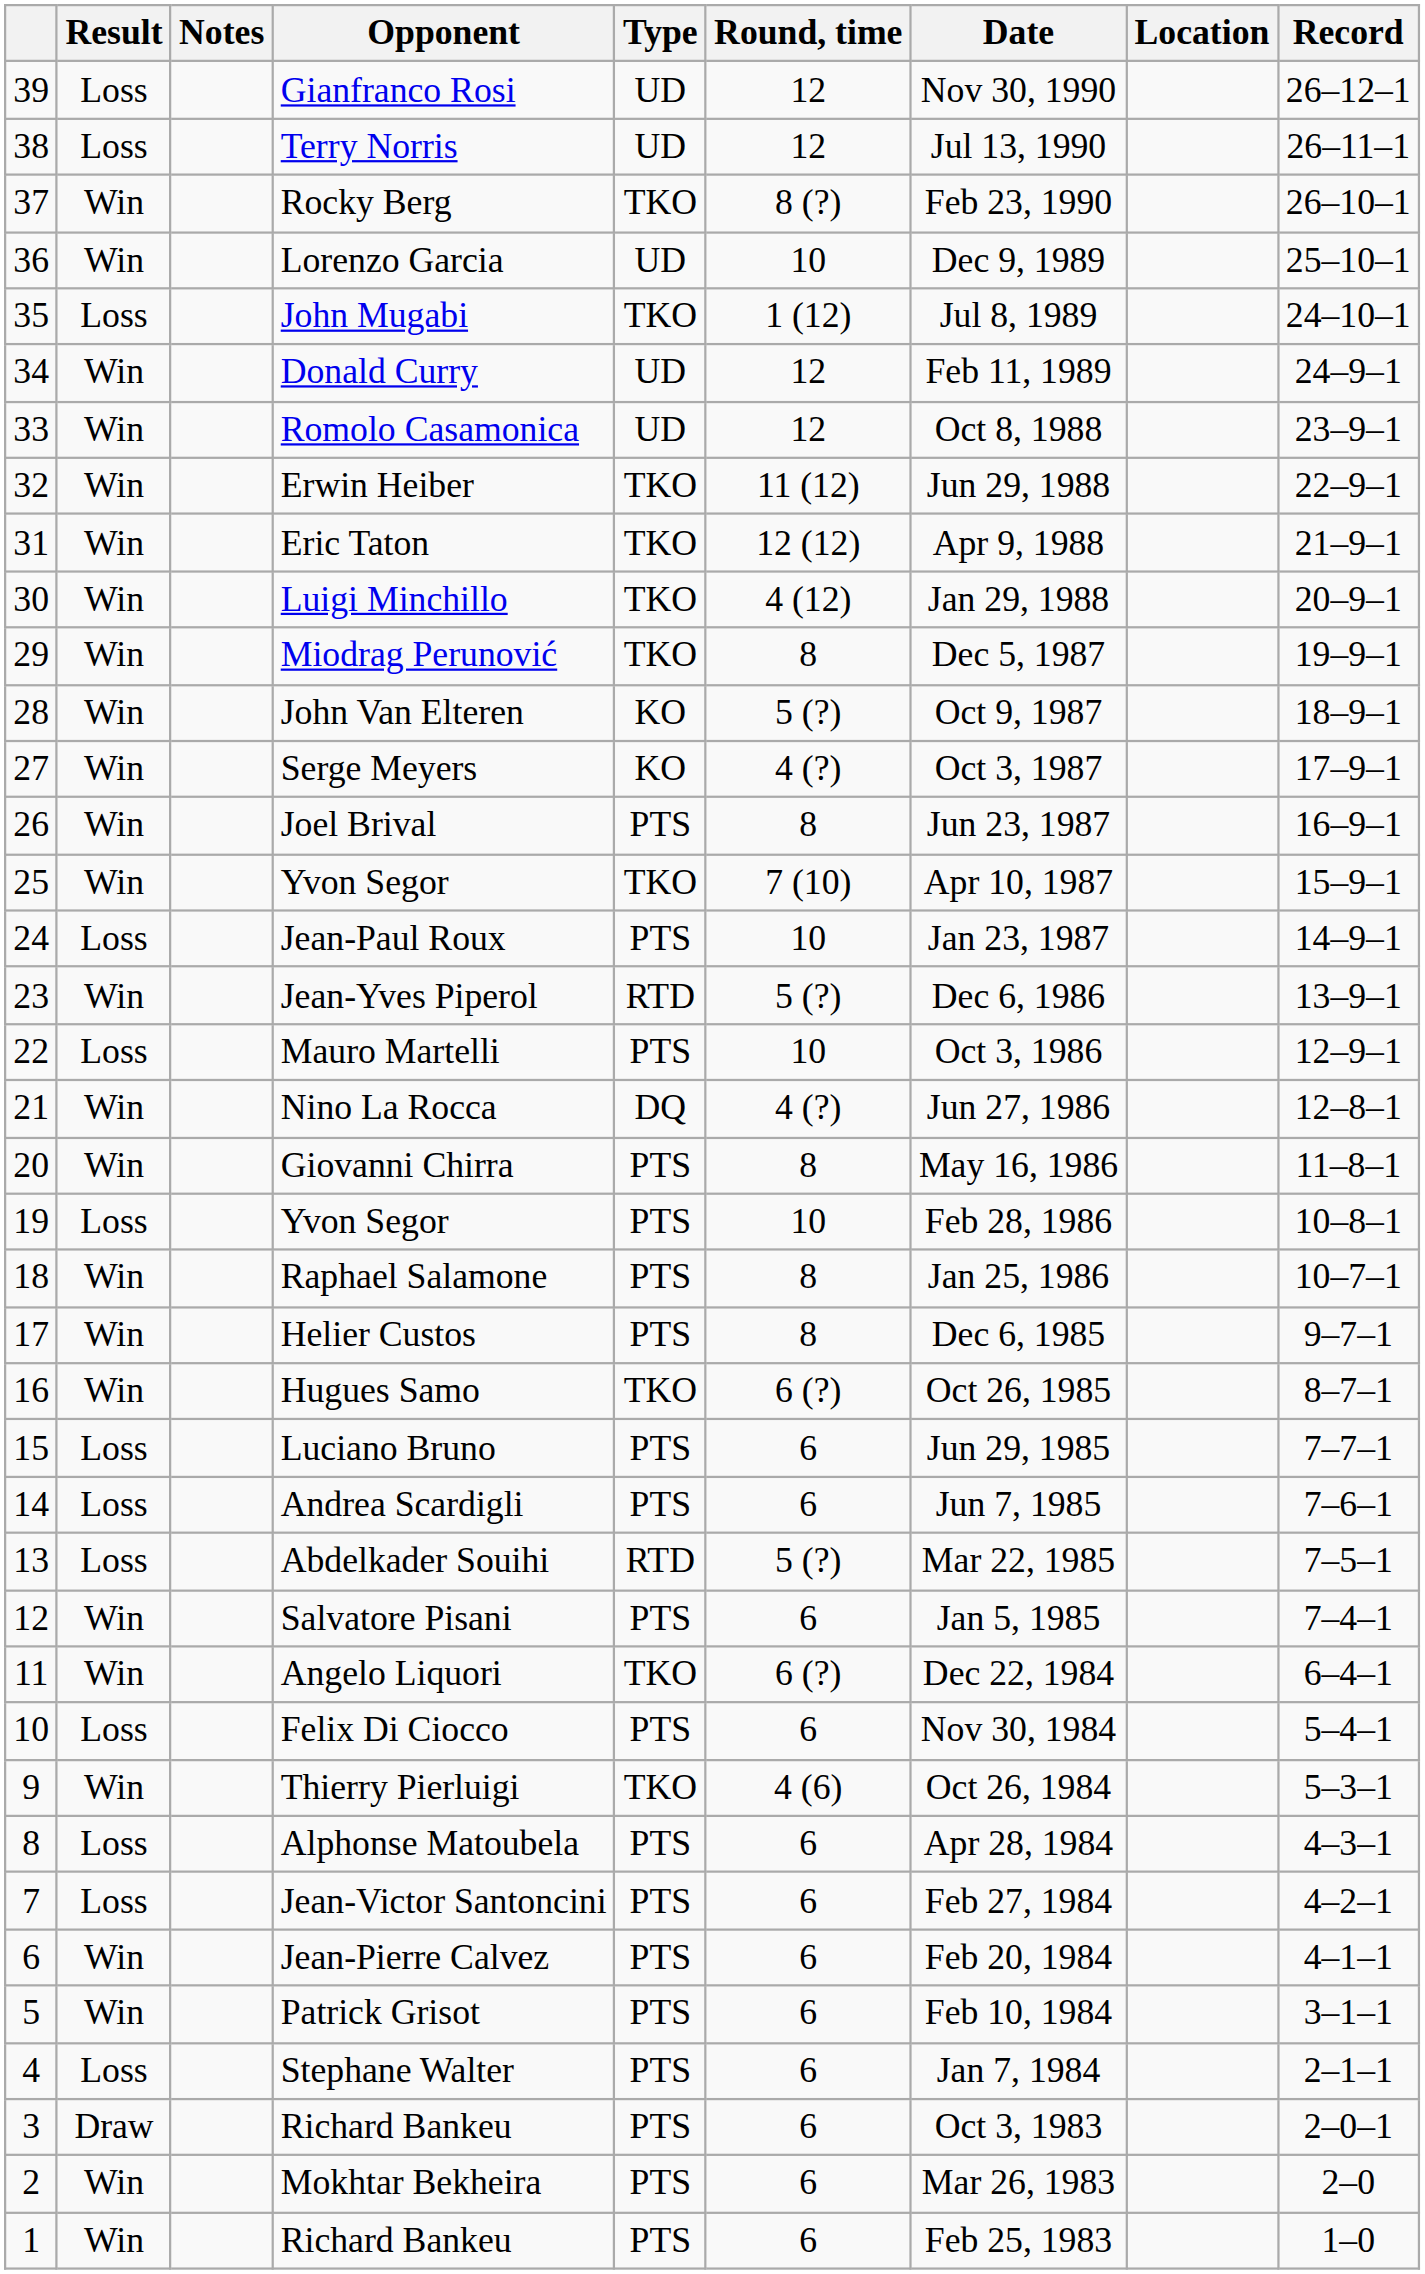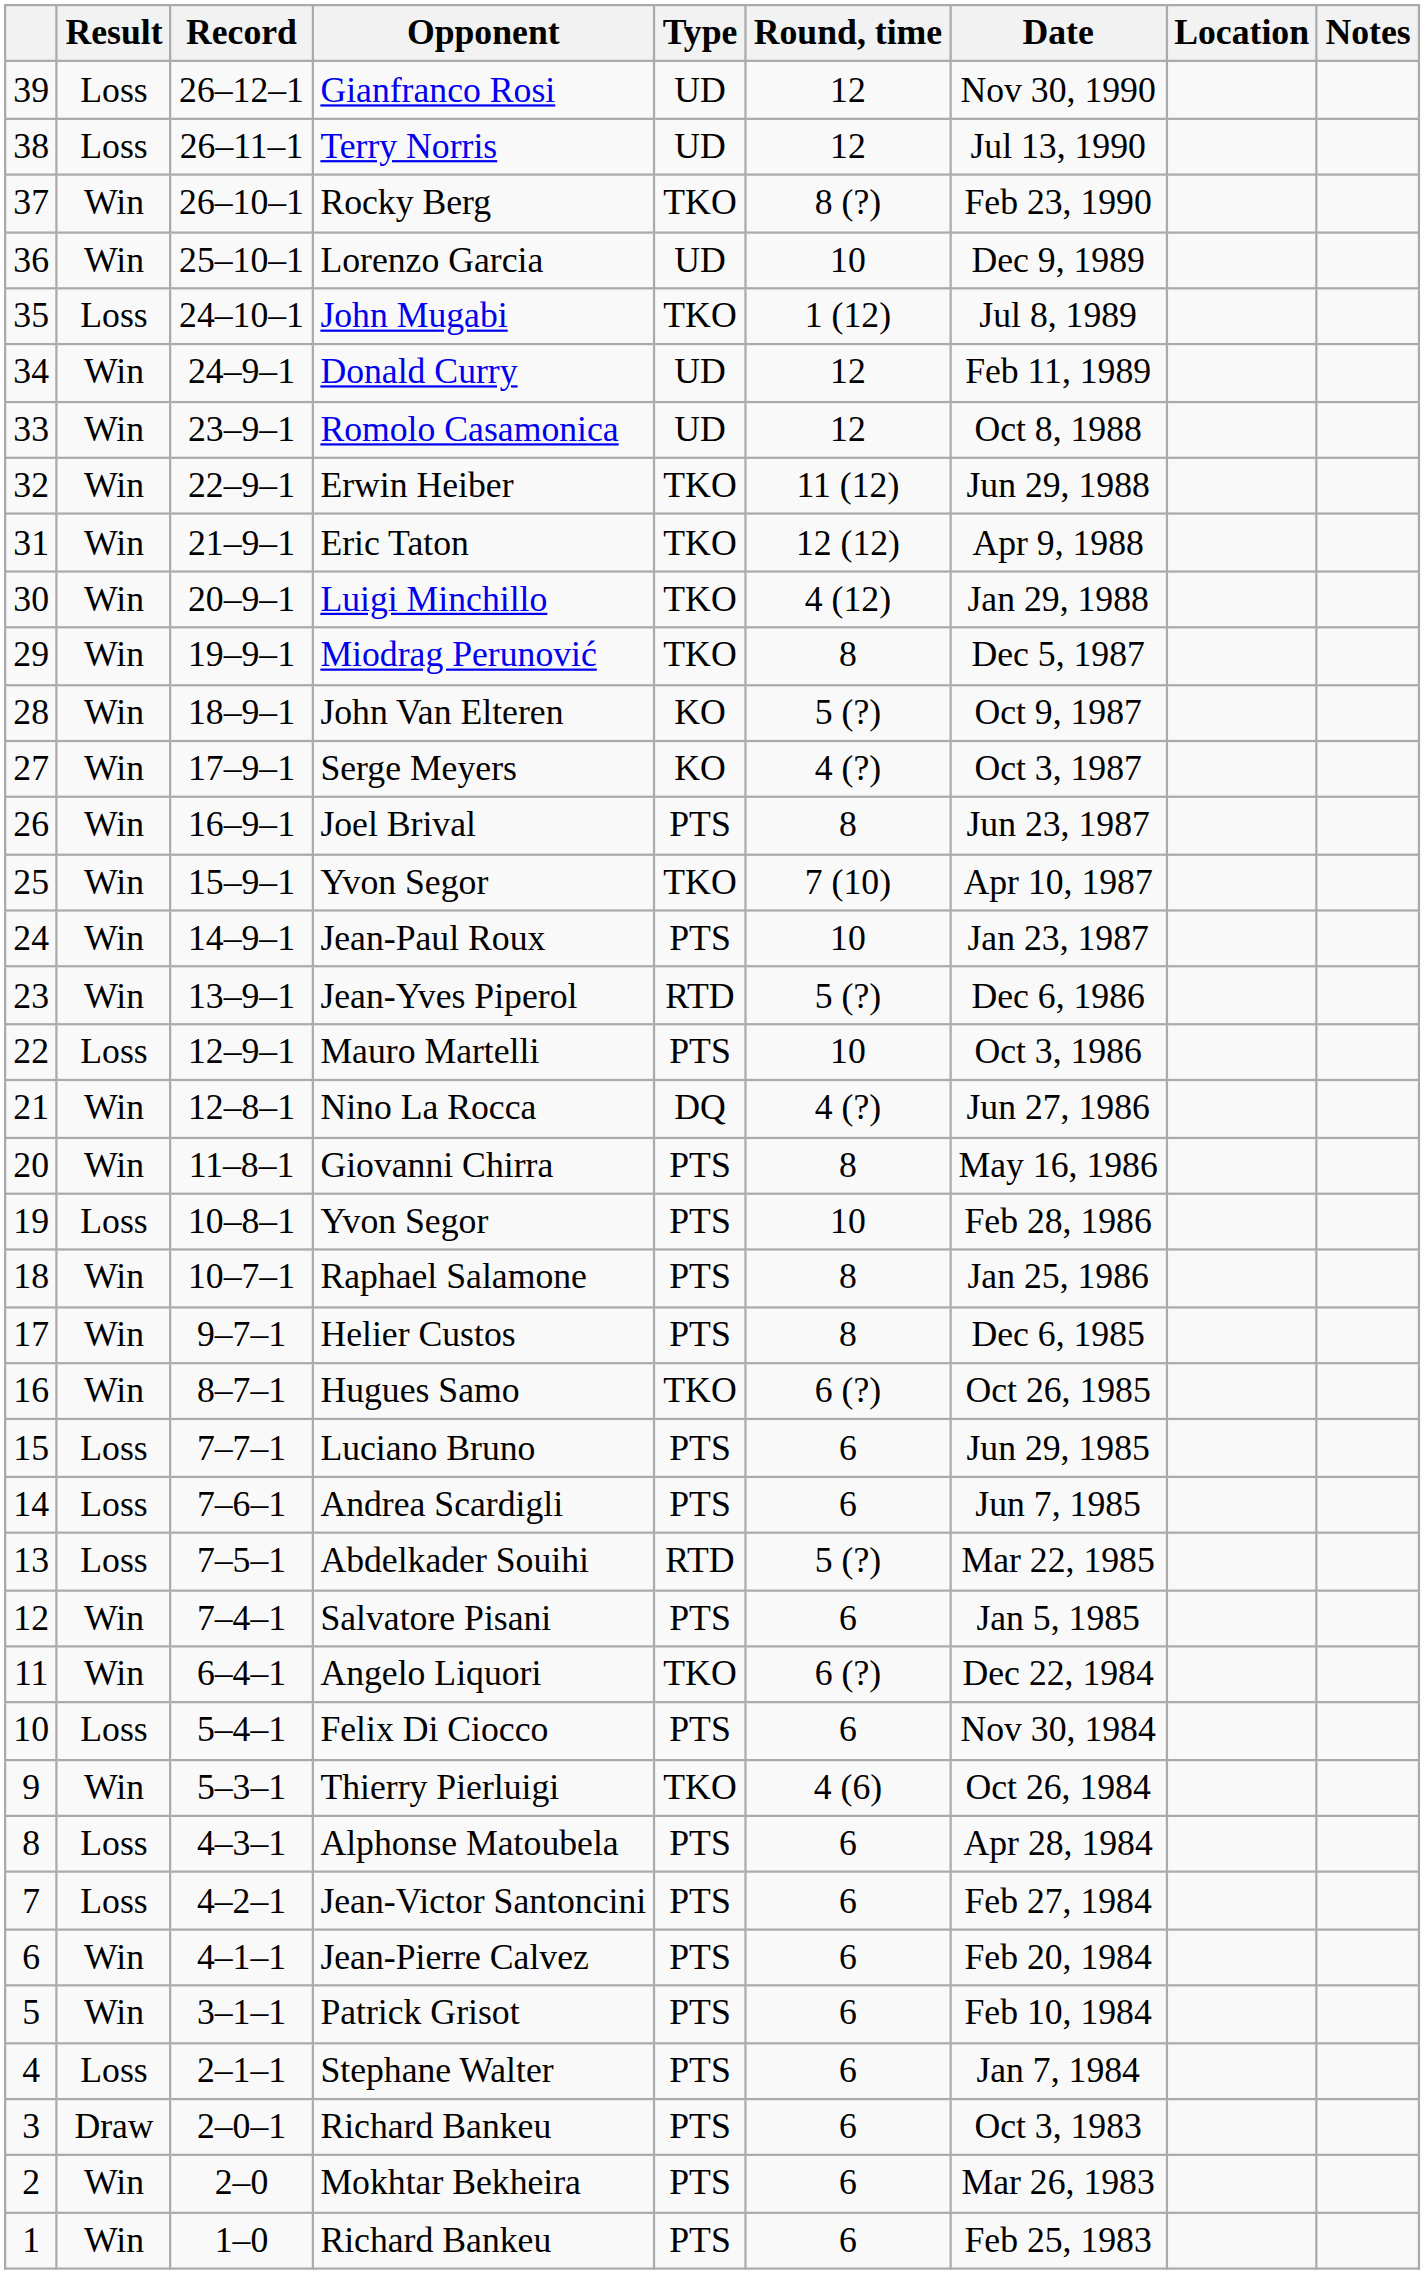columns swapped: (1348, 32) <-> (222, 32)
(114, 938) Loss -> (114, 938) Win
